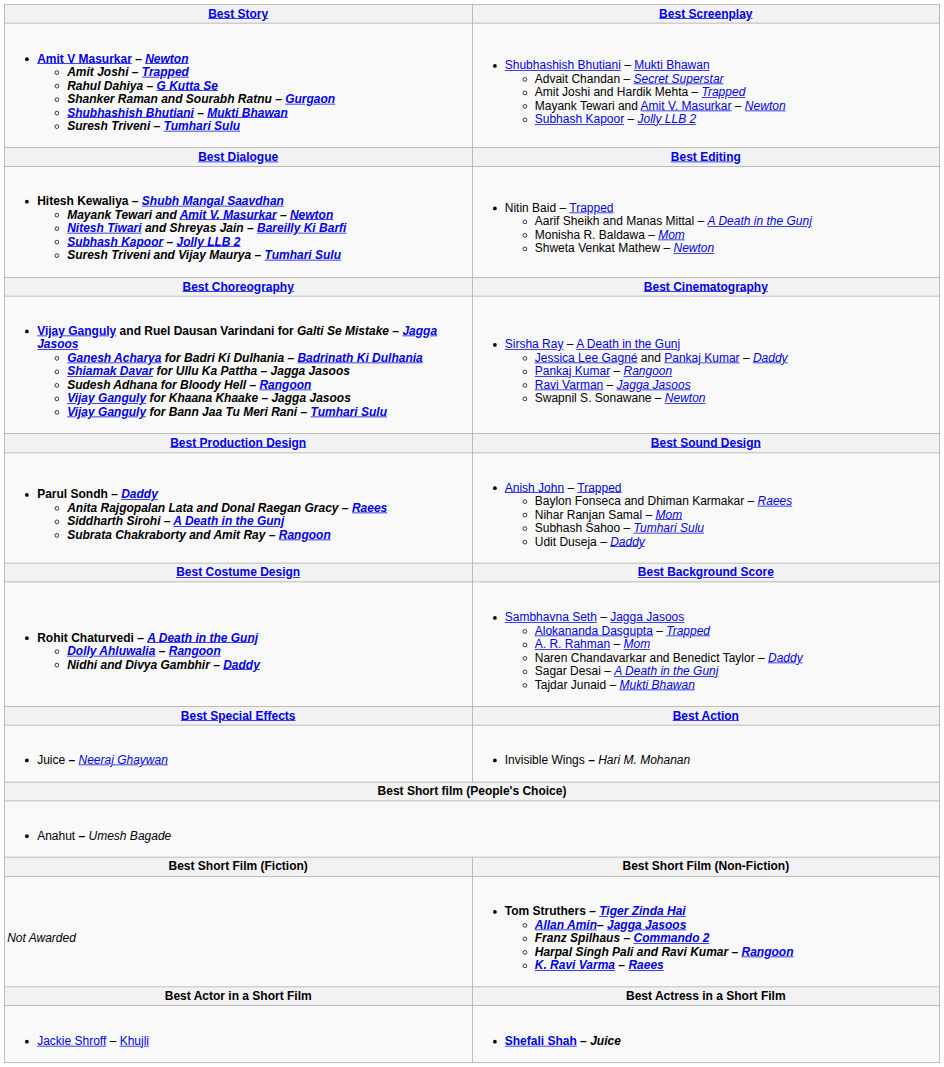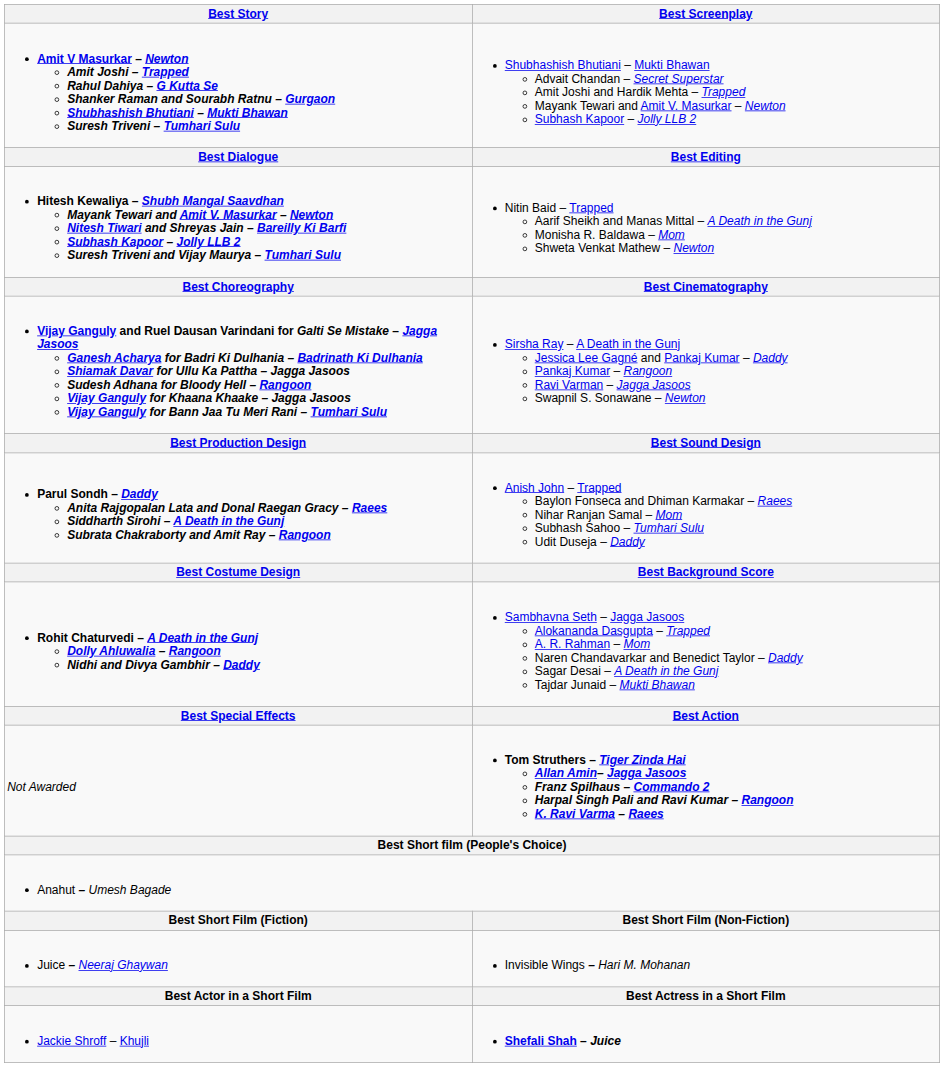rows swapped: (41, 938) <-> (238, 760)
